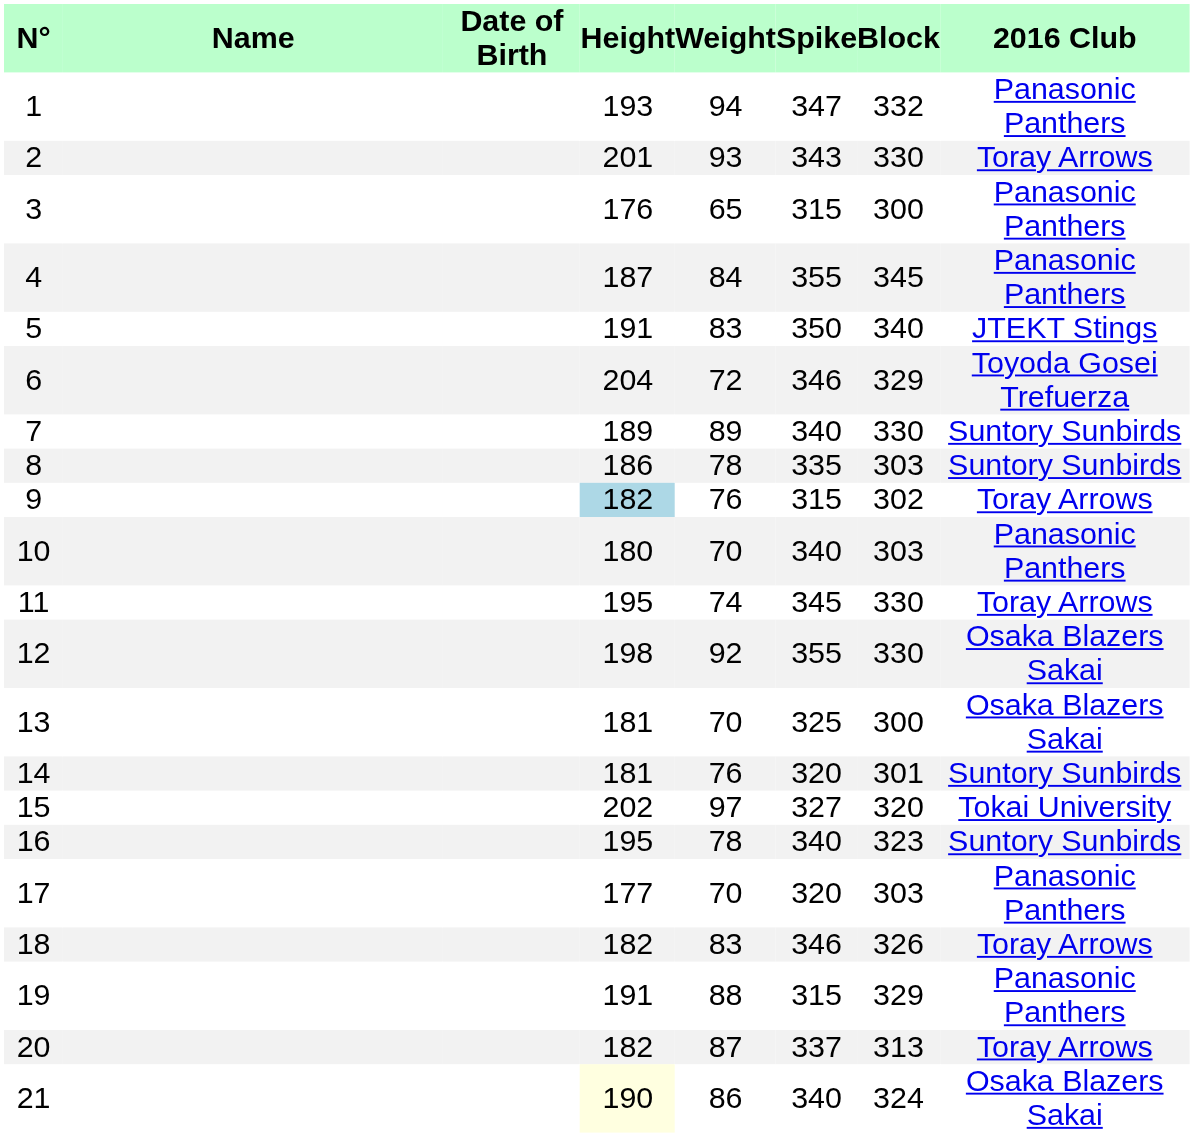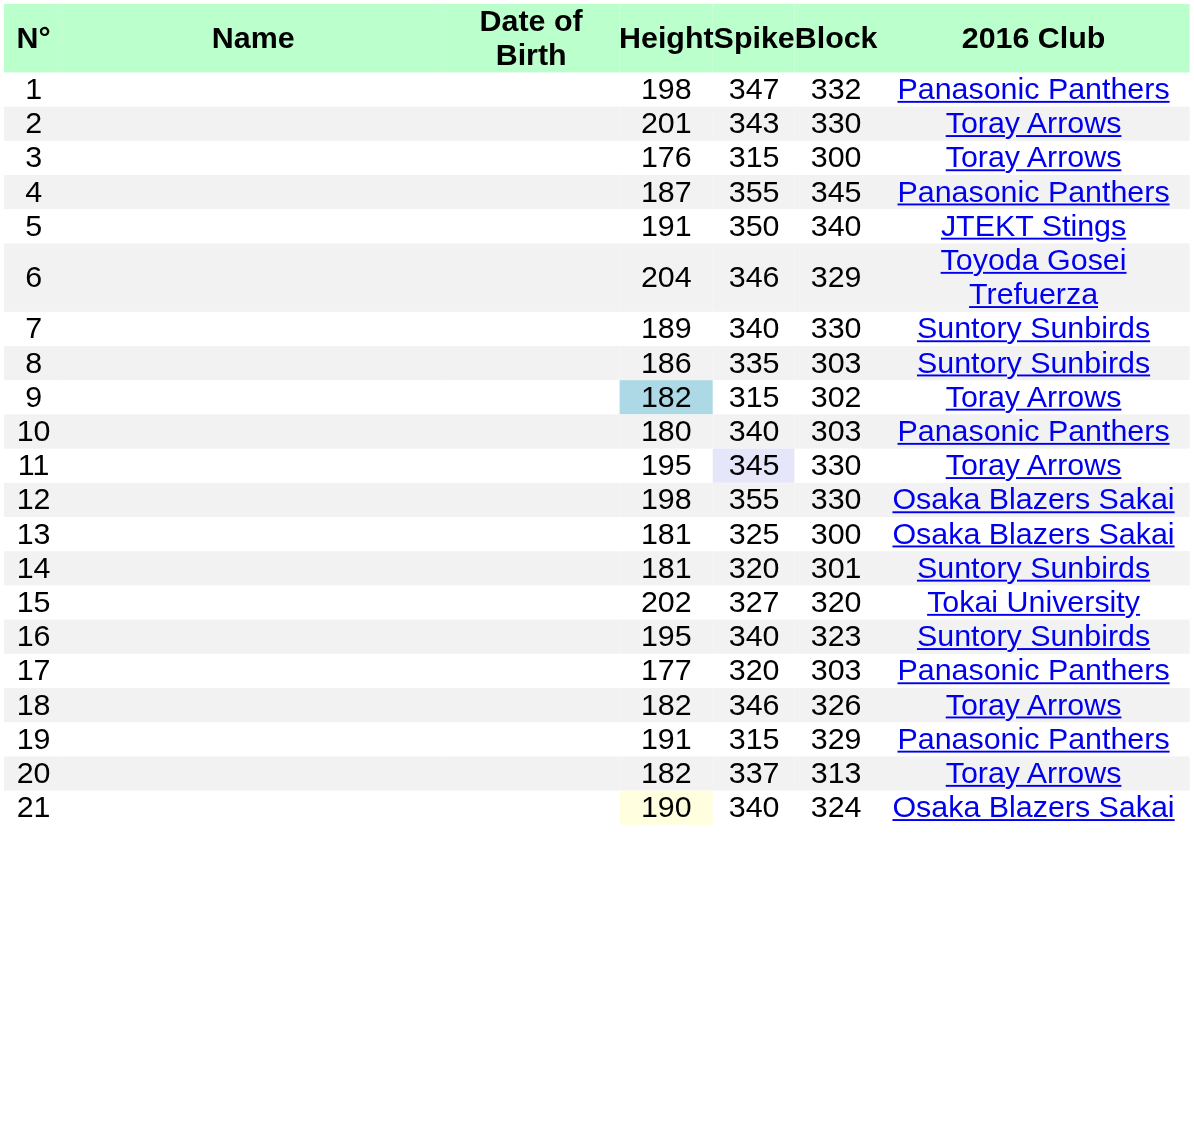- column: (726, 37)
(628, 106) 193 -> (666, 89) 198
(1065, 208) Panasonic Panthers -> (1034, 157) Toray Arrows
(817, 602) no background -> (754, 465) lavender background
